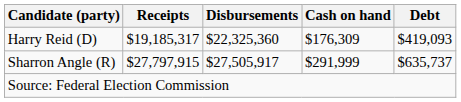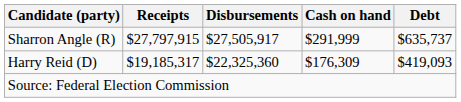rows swapped: (62, 62) <-> (52, 39)
